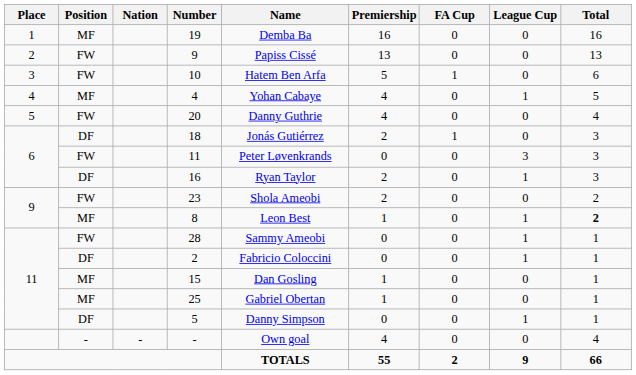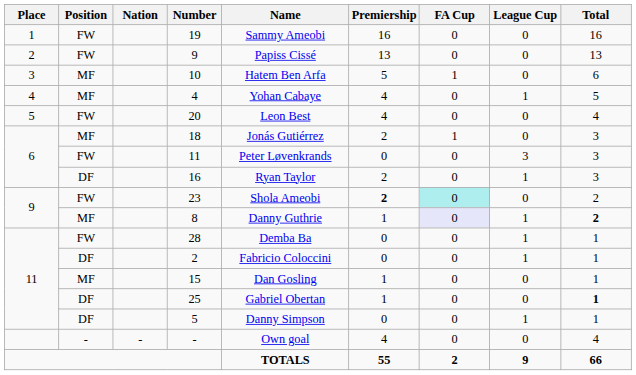(86, 35) MF -> (86, 35) FW
(285, 35) Demba Ba -> (285, 35) Sammy Ameobi
(86, 75) FW -> (86, 75) MF
(285, 116) Danny Guthrie -> (285, 116) Leon Best
(86, 136) DF -> (86, 136) MF
(384, 197) normal -> (384, 197) bold
(455, 197) no background -> (455, 197) paleturquoise background
(285, 217) Leon Best -> (285, 217) Danny Guthrie
(455, 217) no background -> (455, 217) lavender background
(285, 238) Sammy Ameobi -> (285, 238) Demba Ba
(86, 299) MF -> (86, 299) DF
(596, 299) normal -> (596, 299) bold
